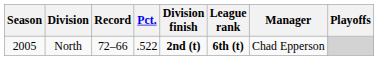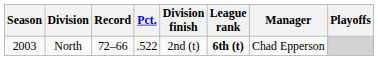(25, 45) 2005 -> (25, 45) 2003
(184, 45) bold -> (184, 45) normal
